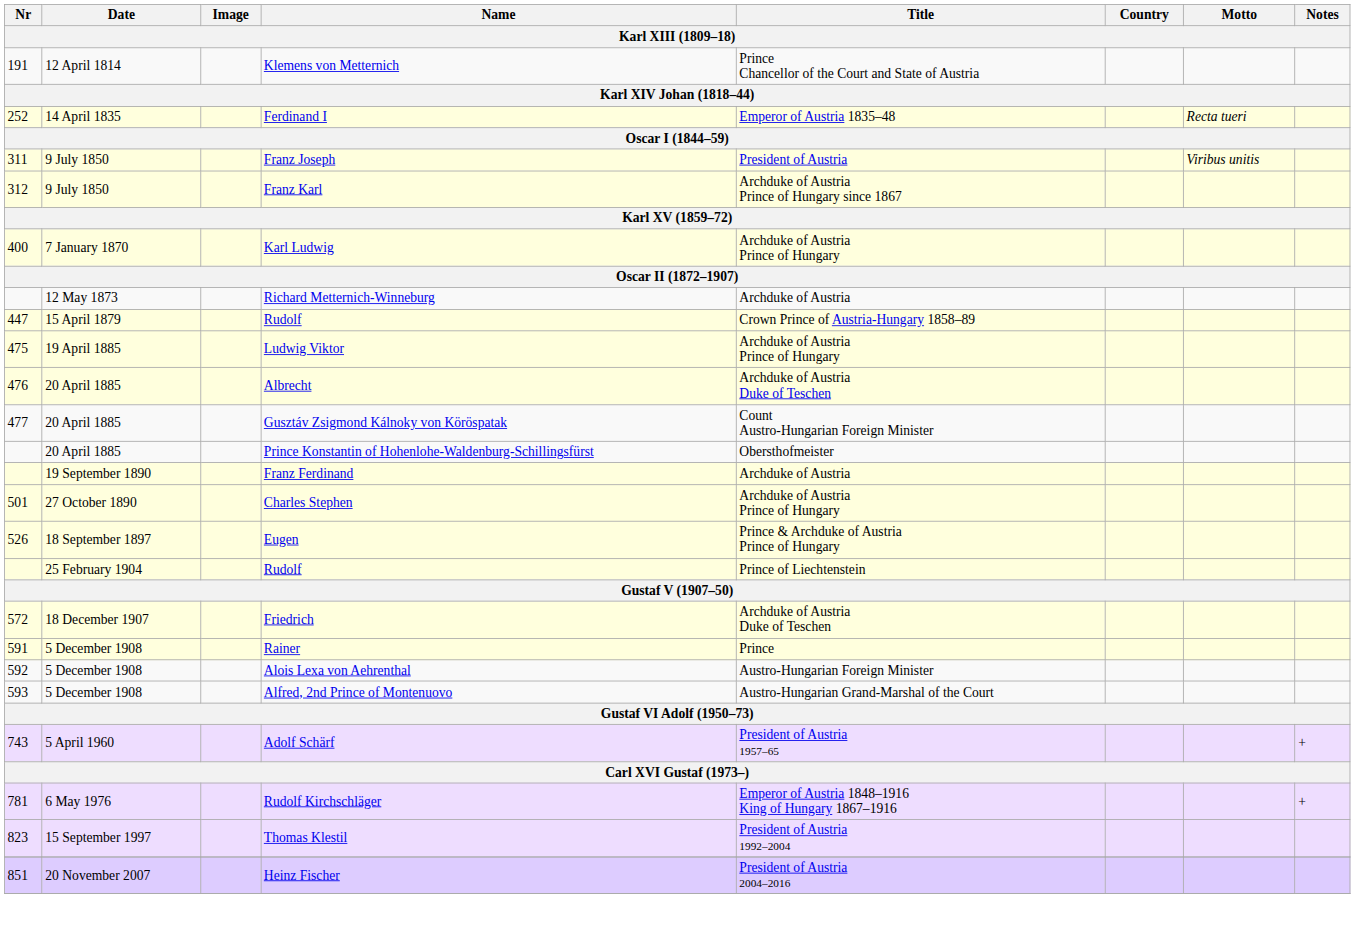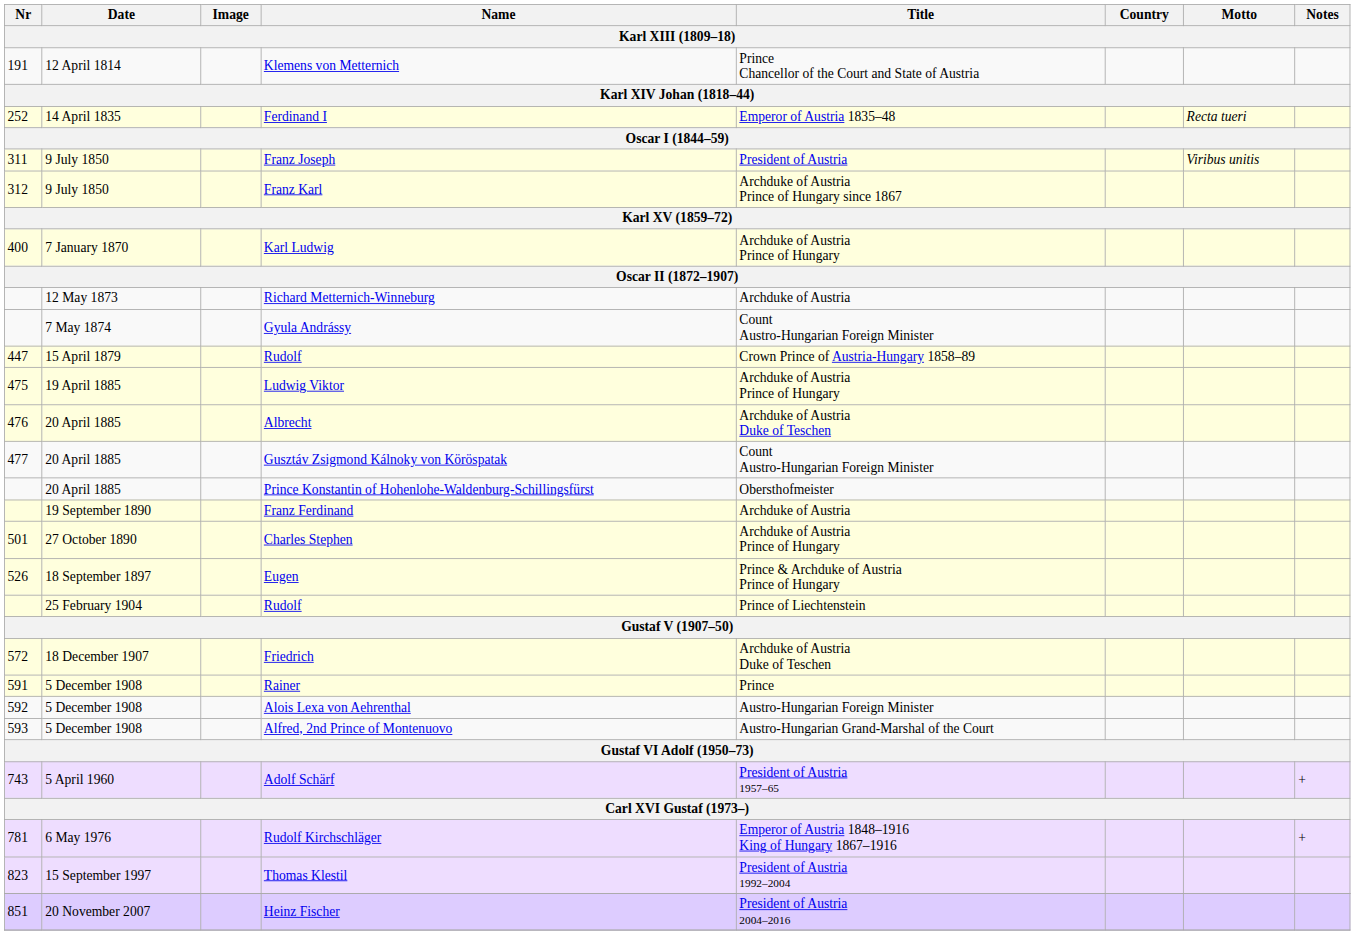+ row: (23, 328)
